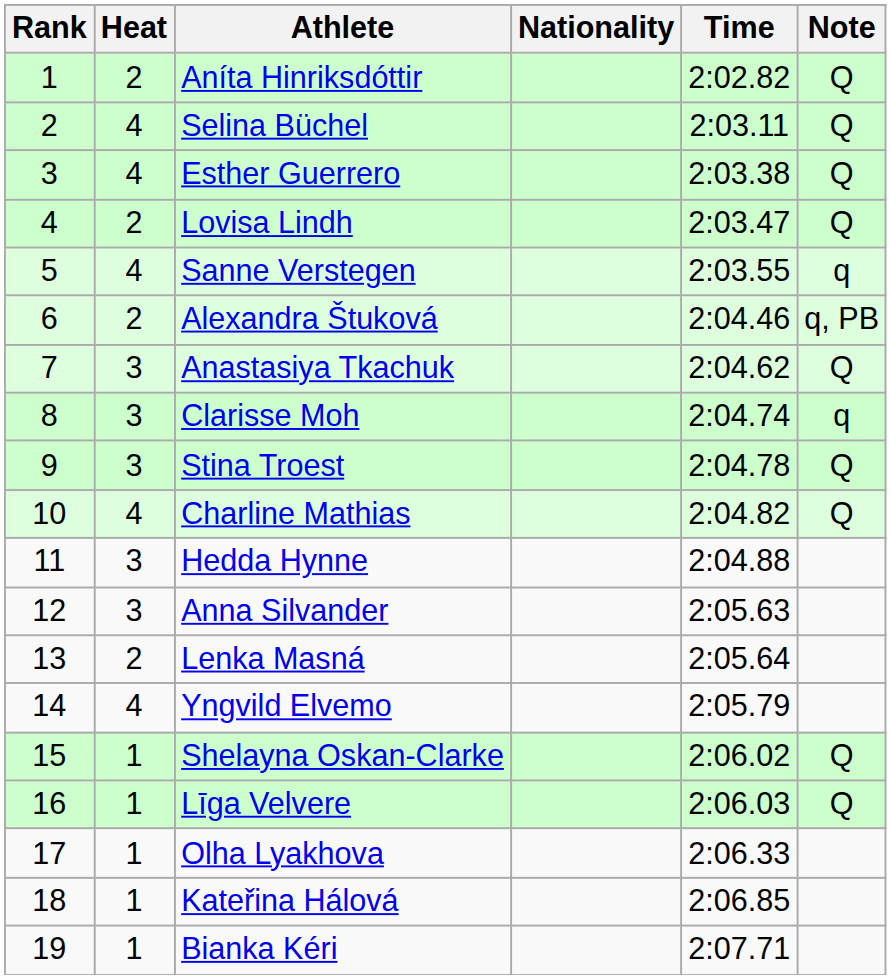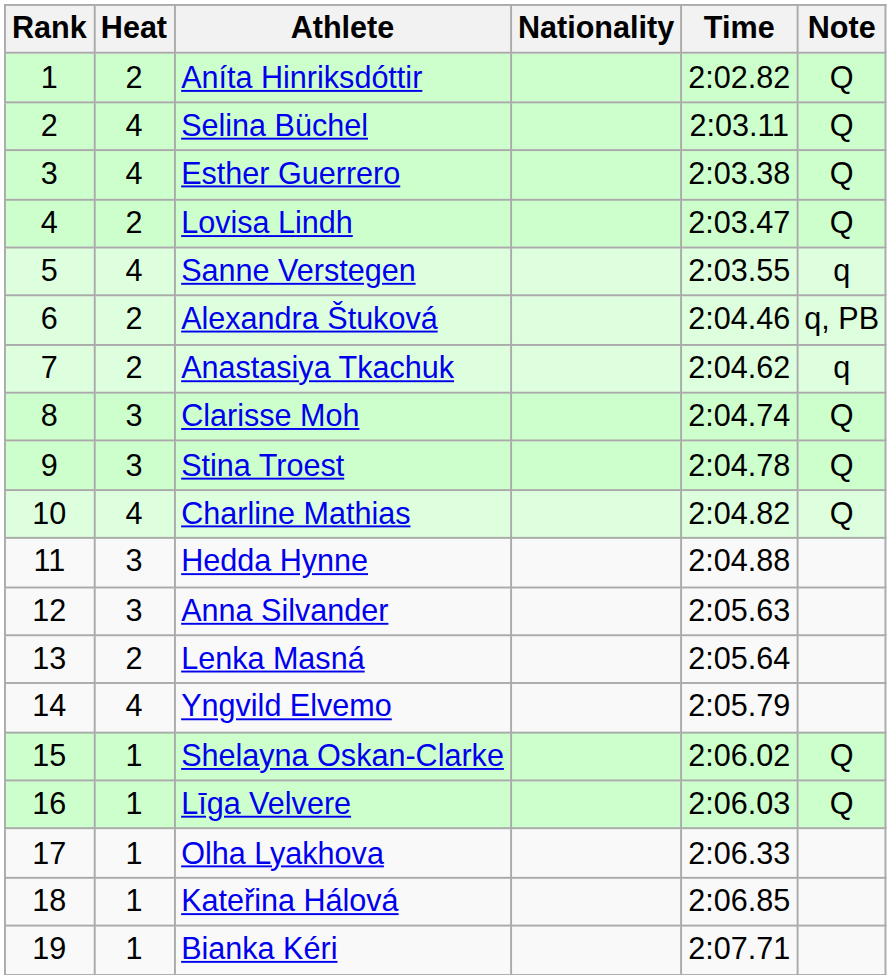(134, 367) 3 -> (134, 367) 2
(842, 367) Q -> (842, 367) q
(842, 416) q -> (842, 416) Q
